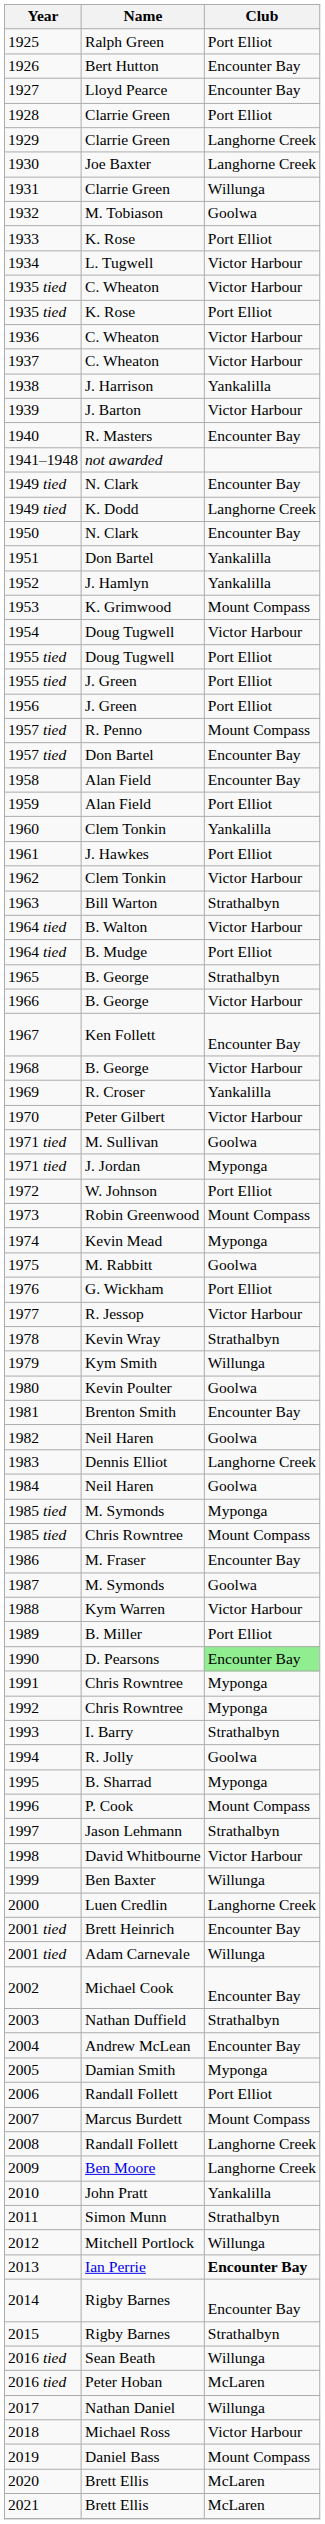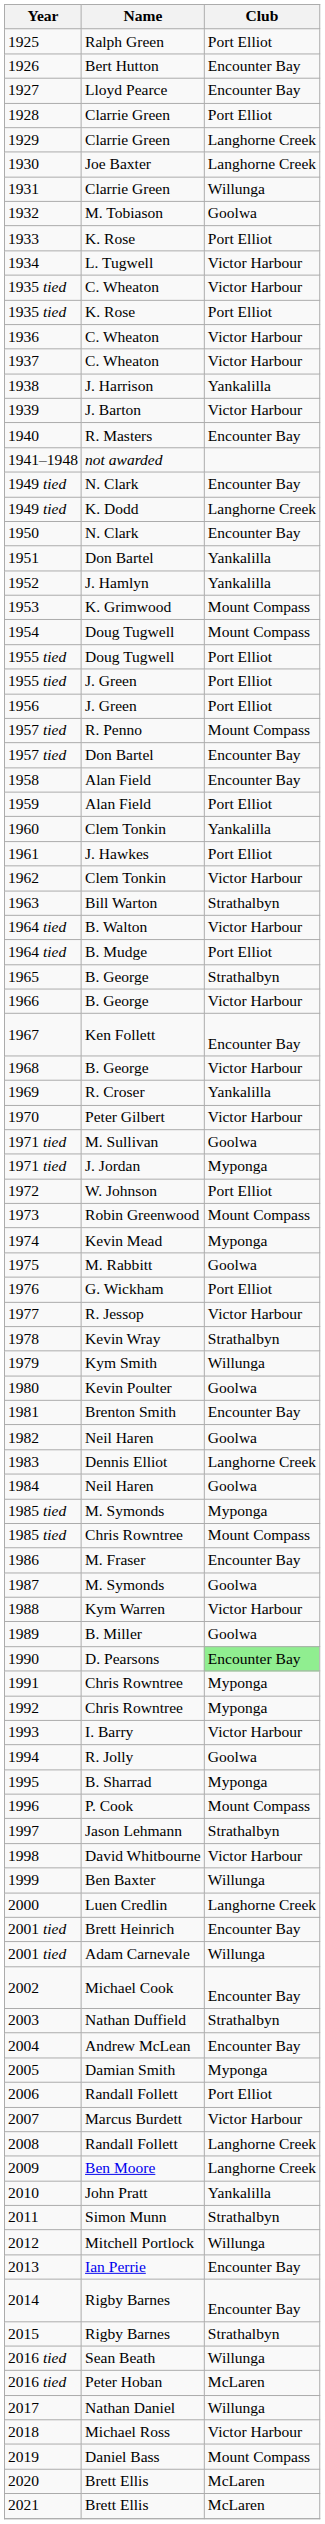(255, 632) Victor Harbour -> (259, 632) Mount Compass
(240, 1634) Port Elliot -> (232, 1634) Goolwa
(244, 1732) Strathalbyn -> (255, 1732) Victor Harbour
(259, 2119) Mount Compass -> (255, 2119) Victor Harbour
(258, 2266) bold -> (254, 2266) normal
